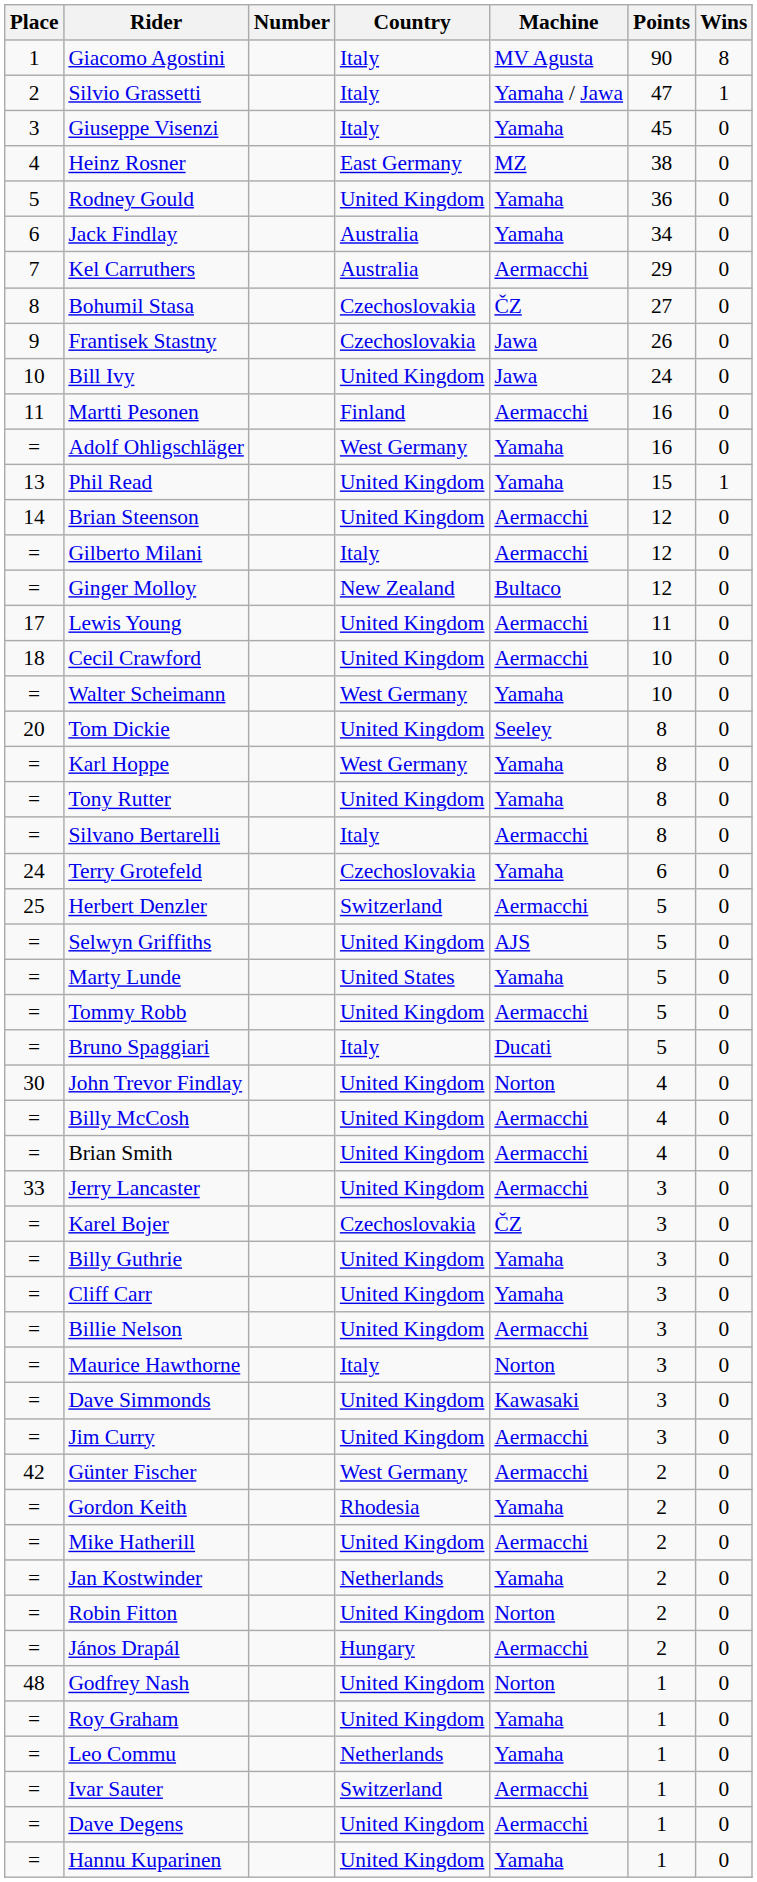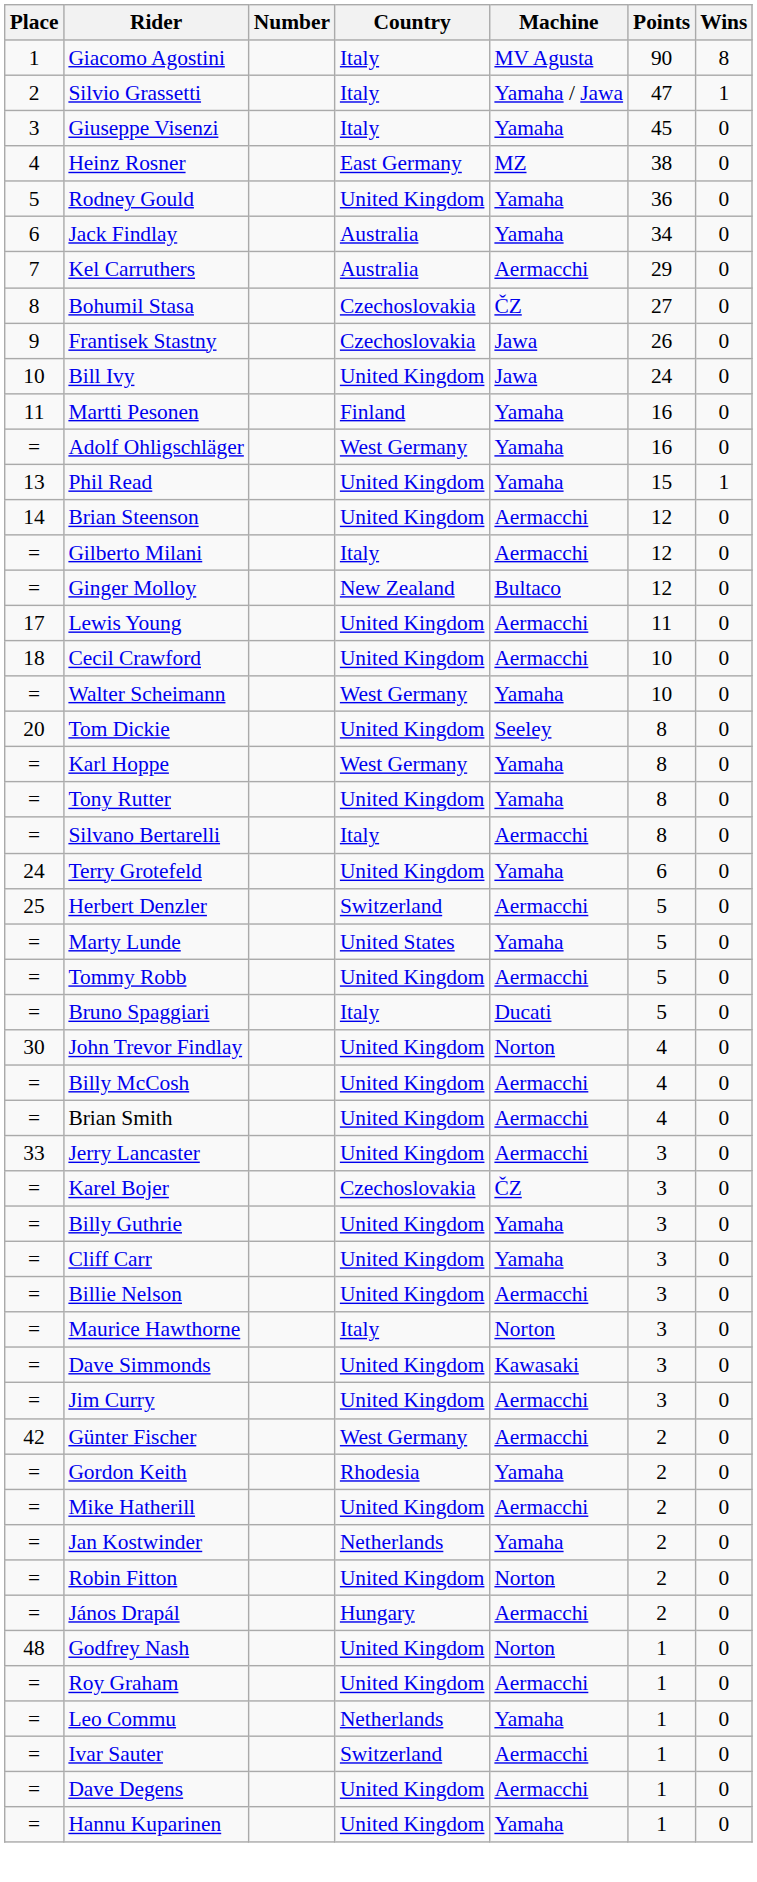(541, 411) Aermacchi -> (529, 411) Yamaha
(408, 870) Czechoslovakia -> (412, 870) United Kingdom
- row: (140, 941)
(529, 1718) Yamaha -> (541, 1683) Aermacchi
